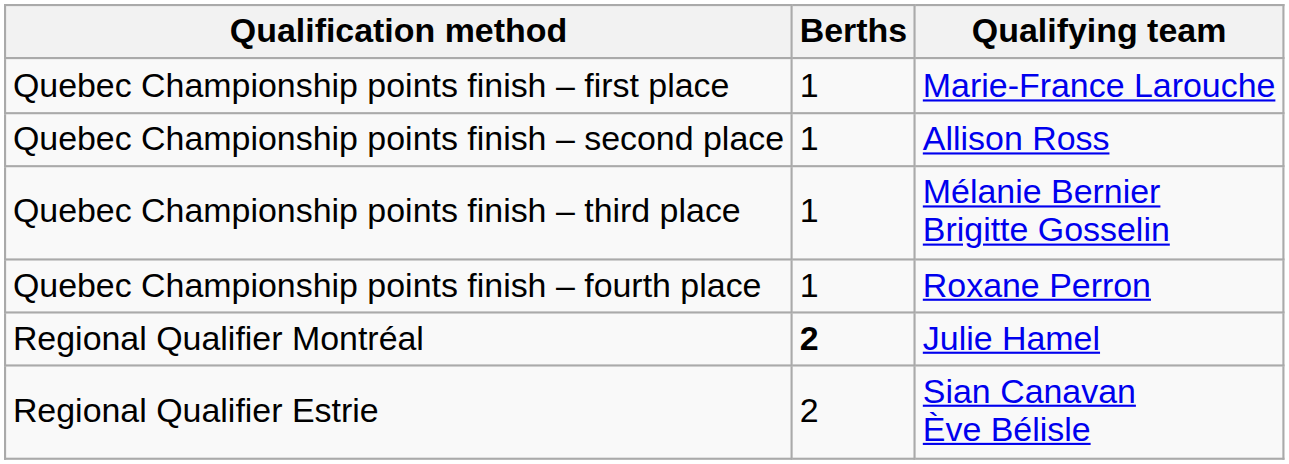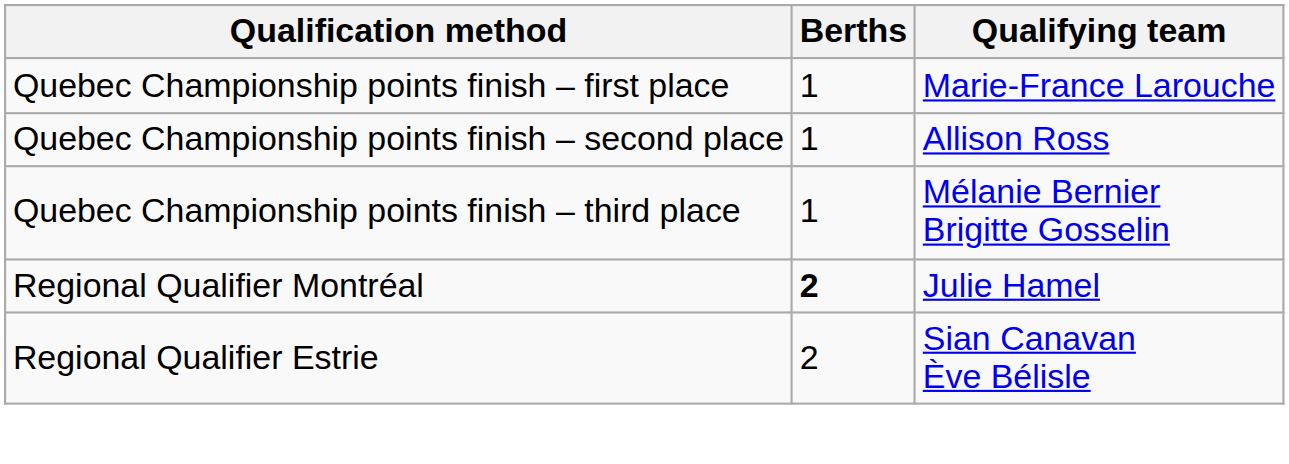- row: (387, 284)
